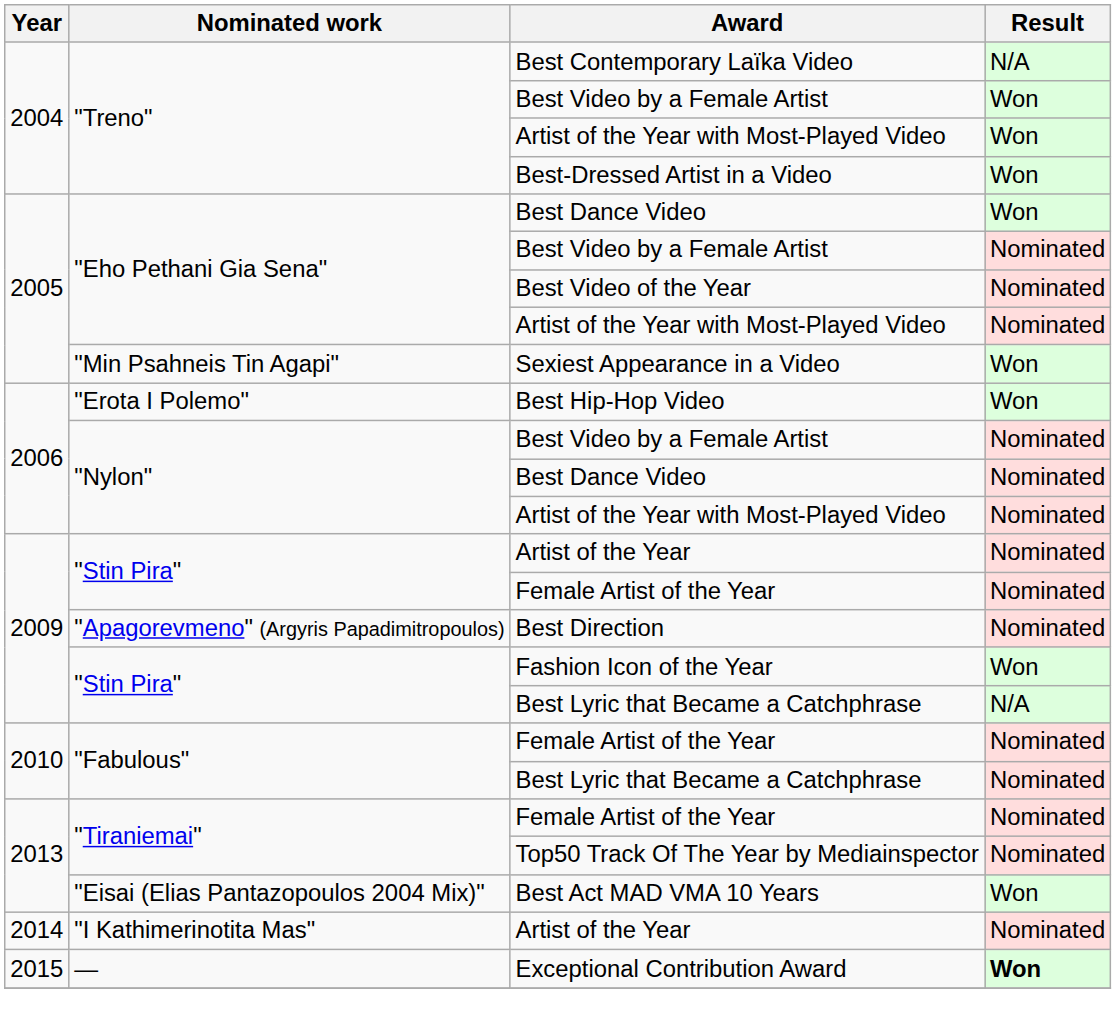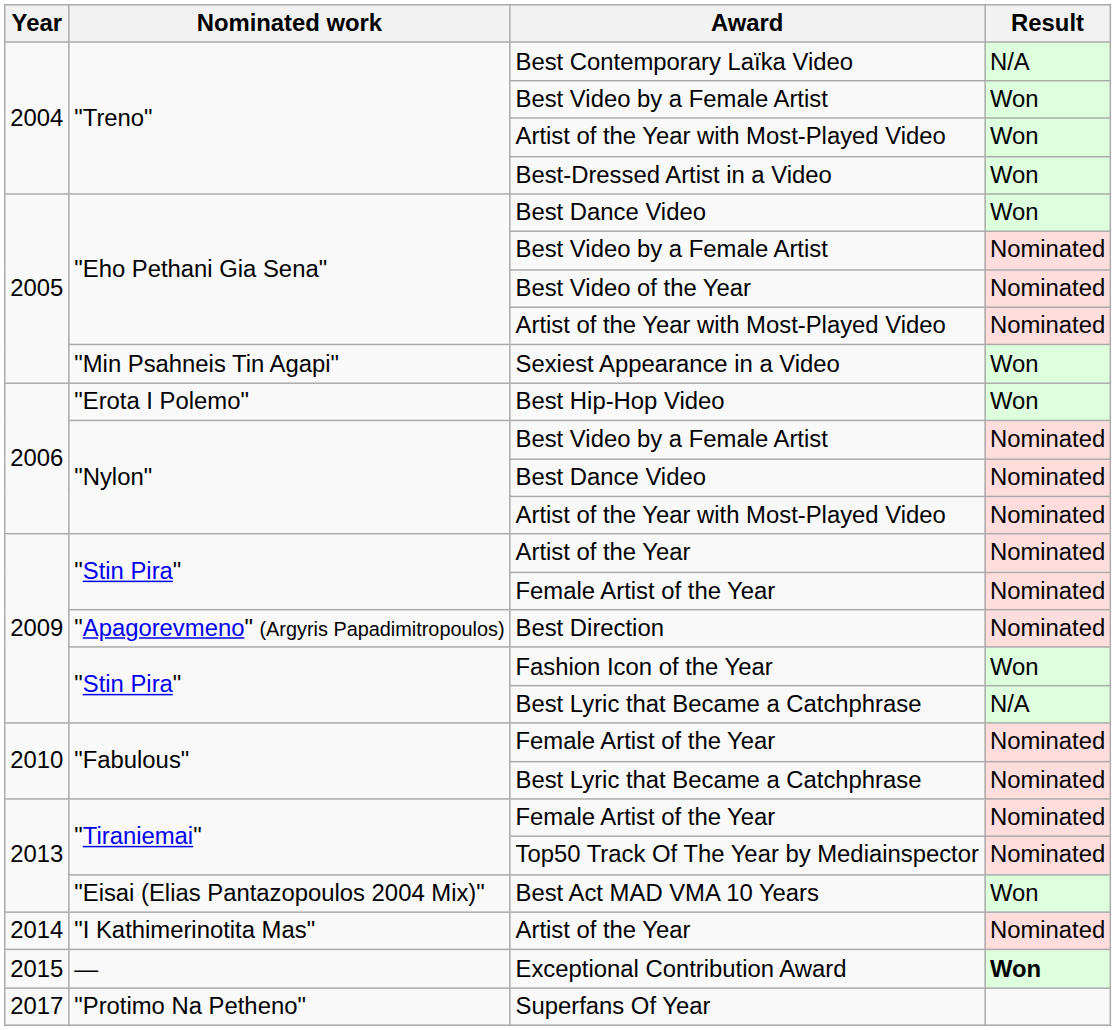+ row: (190, 1006)
